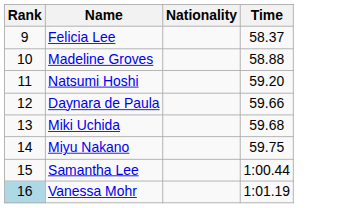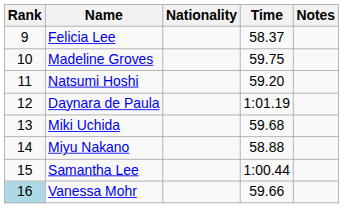+ column: (316, 15)
(267, 59) 58.88 -> (267, 59) 59.75
(267, 103) 59.66 -> (267, 103) 1:01.19
(267, 147) 59.75 -> (267, 147) 58.88
(267, 192) 1:01.19 -> (267, 192) 59.66
